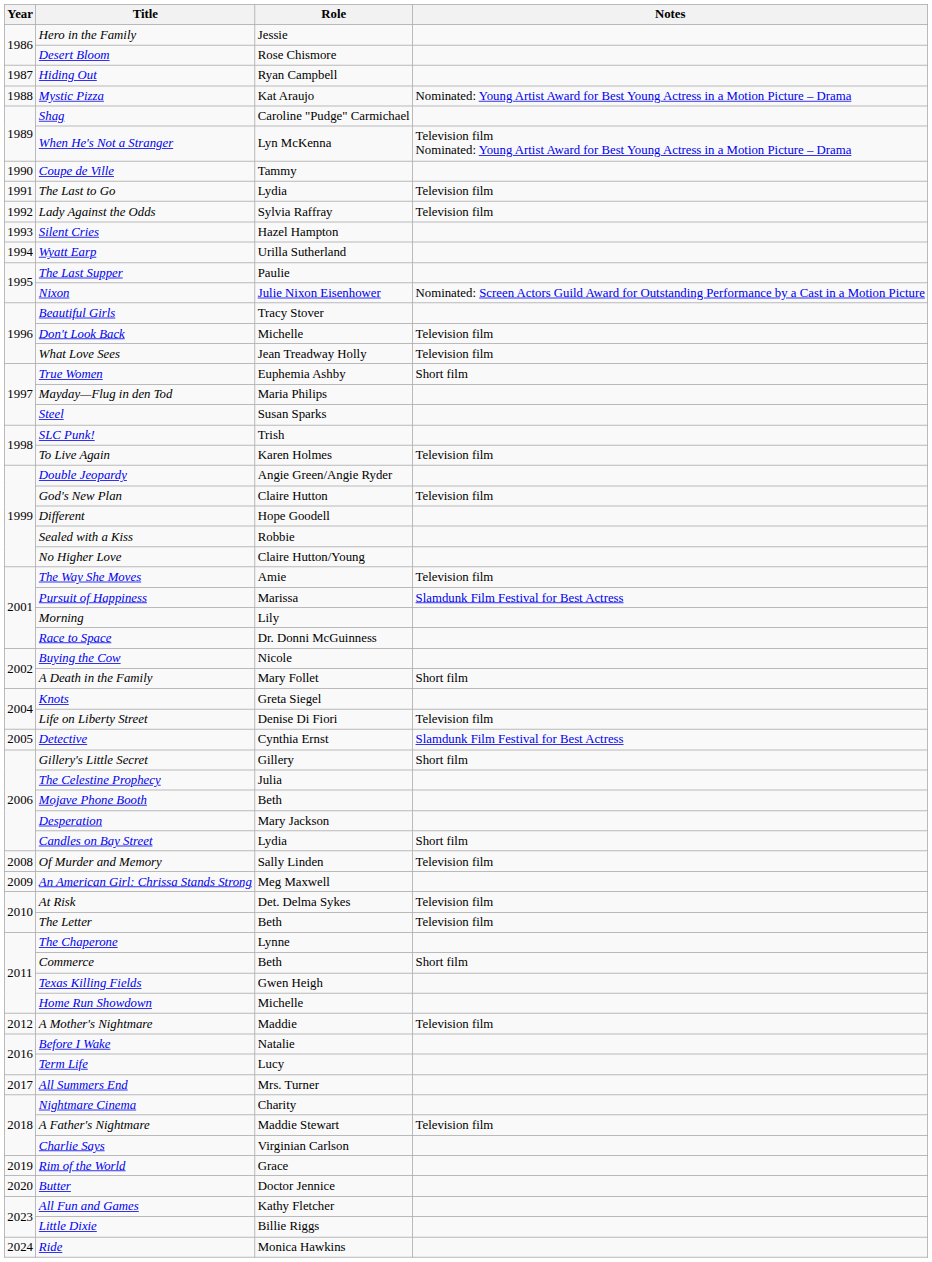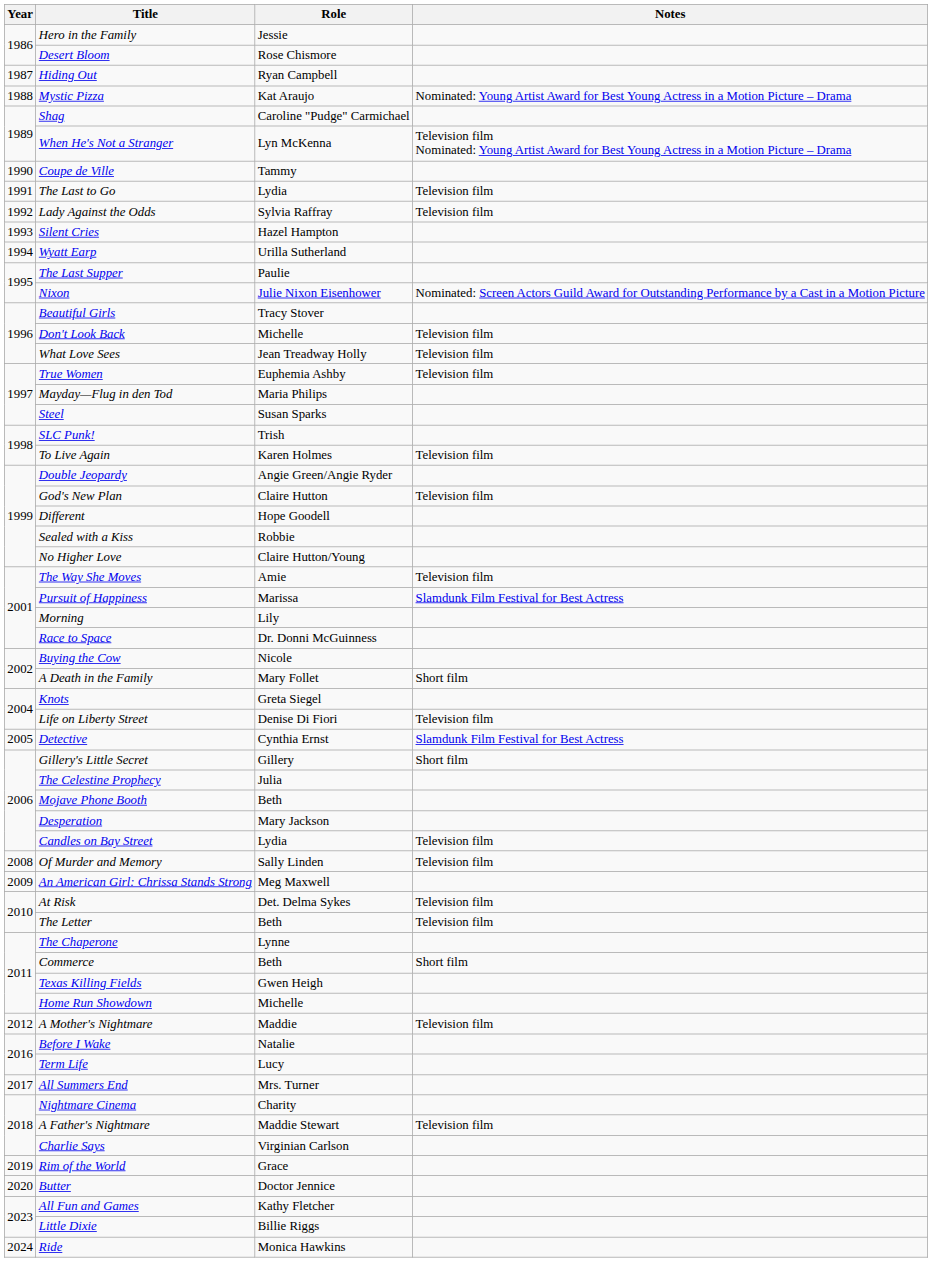(442, 374) Short film -> (454, 374) Television film
(442, 841) Short film -> (454, 841) Television film
